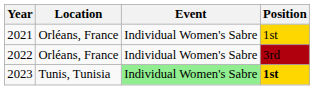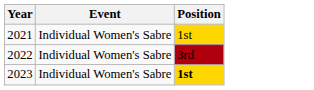- column: (78, 14)
(191, 74) lightgreen background -> (105, 74) no background
